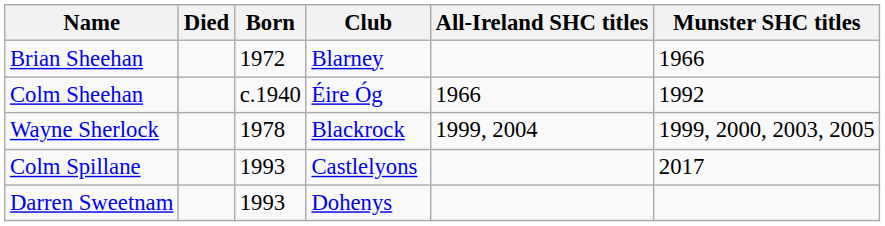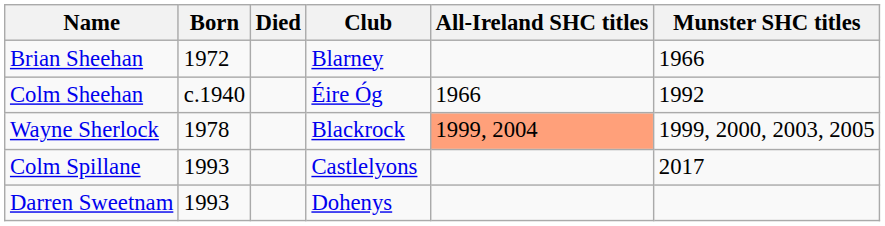columns swapped: (270, 22) <-> (207, 22)
(487, 130) no background -> (487, 130) lightsalmon background
